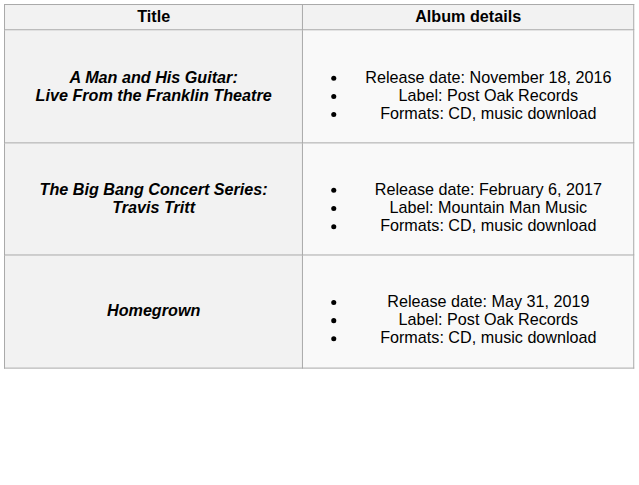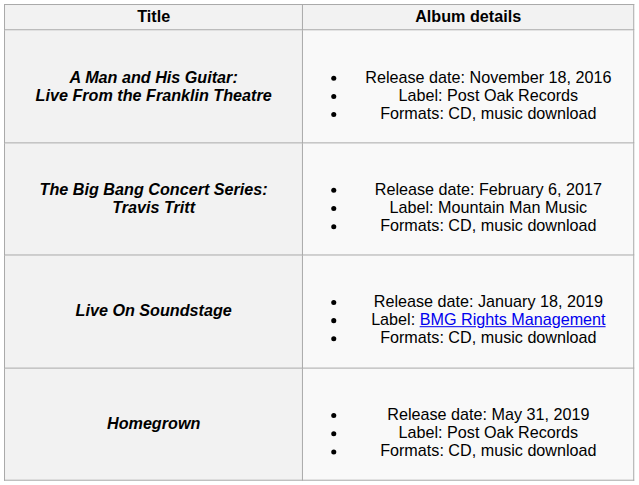+ row: (154, 311)
